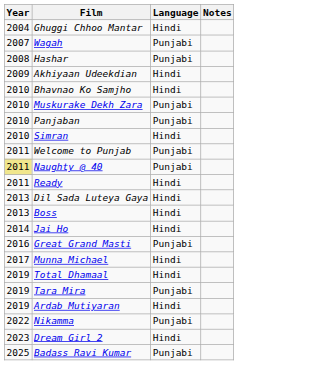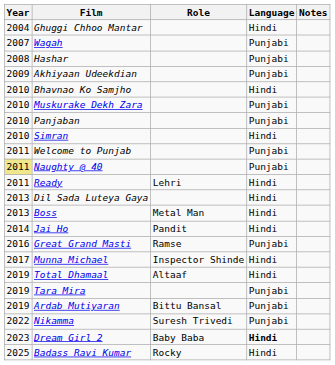+ column: (198, 12)
(167, 74) Hindi -> (269, 74) Punjabi
(167, 306) Hindi -> (269, 306) Punjabi
(167, 337) normal -> (263, 337) bold
(173, 352) Punjabi -> (263, 352) Hindi
